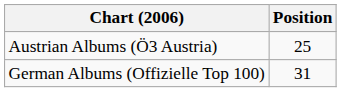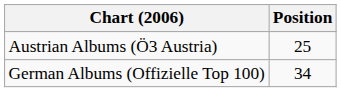(303, 73) 31 -> (303, 73) 34
